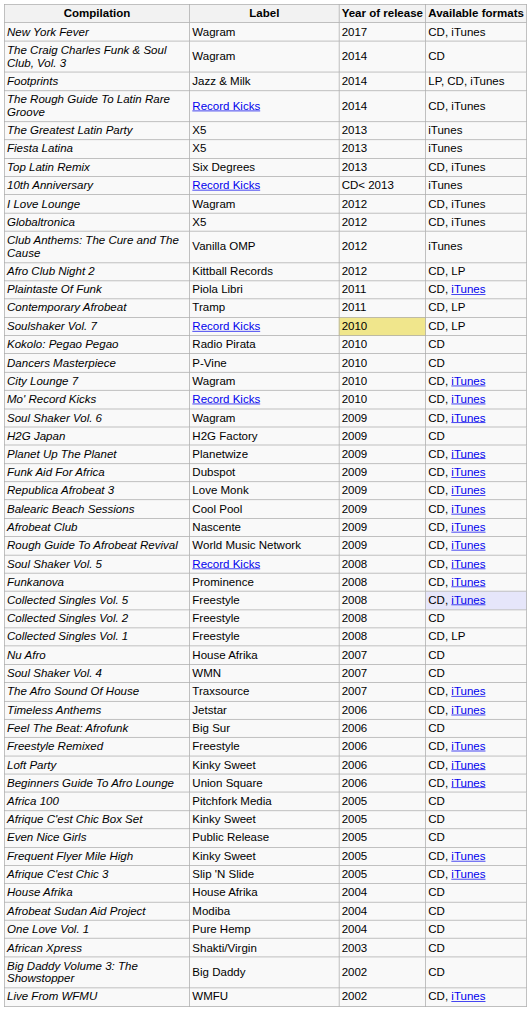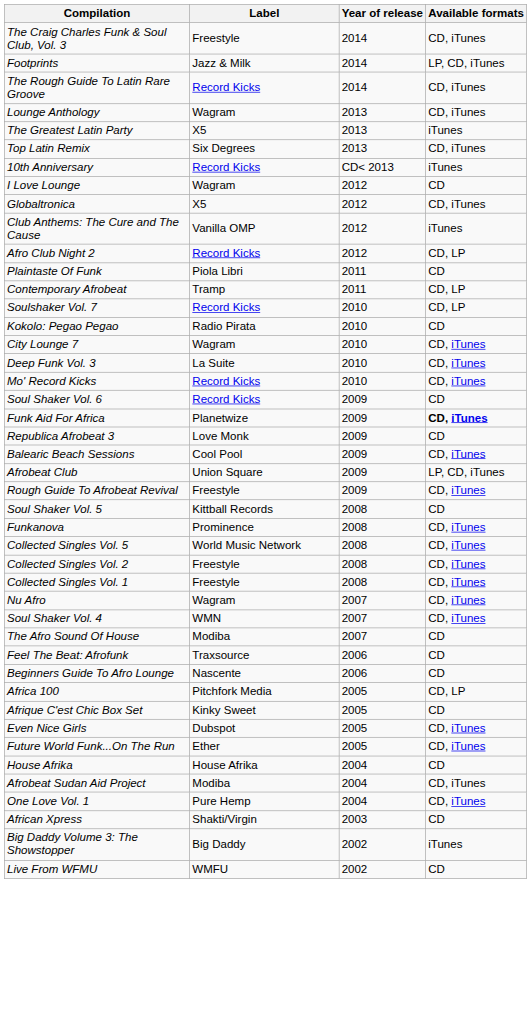- row: (48, 31)
(214, 56) Wagram -> (216, 38) Freestyle
(437, 56) CD -> (457, 38) CD, iTunes
+ row: (53, 112)
- row: (40, 149)
(457, 203) CD, iTunes -> (437, 185) CD
(233, 271) Kittball Records -> (226, 253) Record Kicks
(457, 290) CD, iTunes -> (437, 271) CD
(354, 326) khaki background -> (354, 308) no background
- row: (61, 363)
+ row: (51, 363)
(214, 417) Wagram -> (226, 399) Record Kicks
(457, 417) CD, iTunes -> (437, 399) CD
- row: (36, 436)
- row: (62, 454)
(214, 472) Dubspot -> (220, 417) Planetwize
(457, 472) normal -> (458, 417) bold
(457, 490) CD, iTunes -> (437, 436) CD
(217, 527) Nascente -> (228, 472) Union Square
(457, 527) CD, iTunes -> (466, 472) LP, CD, iTunes
(247, 545) World Music Network -> (216, 490) Freestyle
(226, 564) Record Kicks -> (233, 509) Kittball Records
(457, 564) CD, iTunes -> (437, 509) CD
(216, 600) Freestyle -> (247, 545) World Music Network
(457, 600) lavender background -> (457, 545) no background
(437, 618) CD -> (457, 564) CD, iTunes
(447, 637) CD, LP -> (457, 582) CD, iTunes
(225, 655) House Afrika -> (214, 600) Wagram
(437, 655) CD -> (457, 600) CD, iTunes
(437, 673) CD -> (457, 618) CD, iTunes
(221, 691) Traxsource -> (211, 637) Modiba
(457, 691) CD, iTunes -> (437, 637) CD
- row: (54, 710)
(211, 728) Big Sur -> (221, 655) Traxsource
- row: (55, 746)
- row: (32, 765)
(228, 783) Union Square -> (217, 673) Nascente
(457, 783) CD, iTunes -> (437, 673) CD
(437, 801) CD -> (447, 691) CD, LP
(231, 838) Public Release -> (214, 728) Dubspot
(437, 838) CD -> (457, 728) CD, iTunes
- row: (70, 856)
- row: (58, 874)
+ row: (91, 746)
(437, 911) CD -> (457, 783) CD, iTunes
(437, 929) CD -> (457, 801) CD, iTunes
(437, 972) CD -> (445, 844) iTunes
(457, 997) CD, iTunes -> (437, 869) CD
